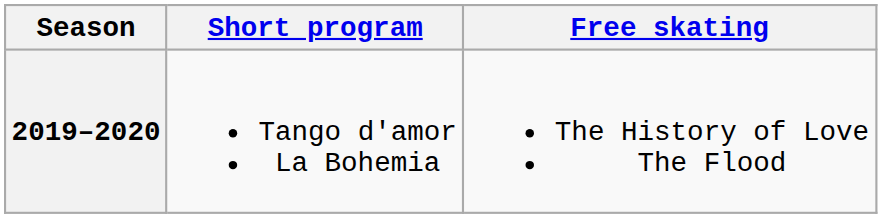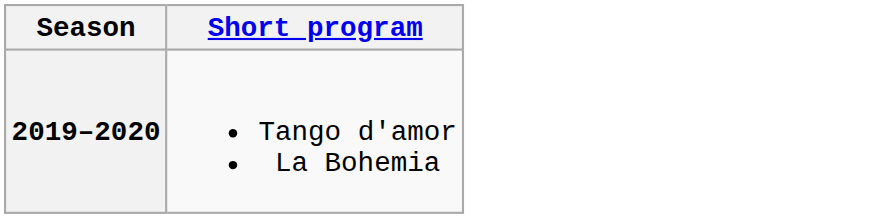- column: (670, 28)
